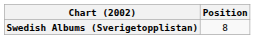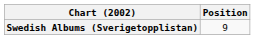(225, 27) 8 -> (225, 27) 9
